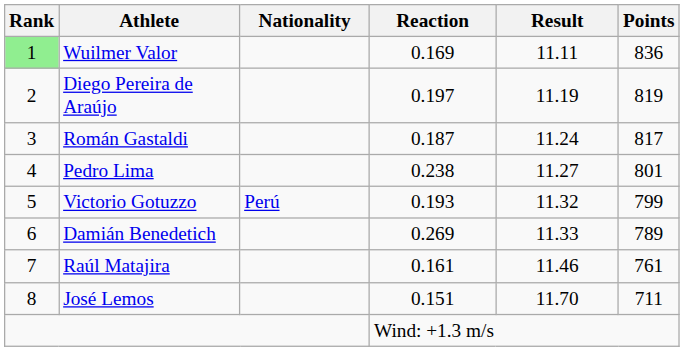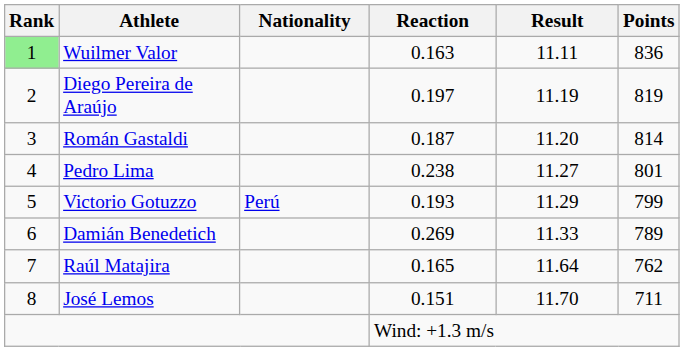(433, 52) 0.169 -> (433, 52) 0.163
(557, 138) 11.24 -> (557, 138) 11.20
(649, 138) 817 -> (649, 138) 814
(557, 202) 11.32 -> (557, 202) 11.29
(433, 266) 0.161 -> (433, 266) 0.165
(557, 266) 11.46 -> (557, 266) 11.64
(649, 266) 761 -> (649, 266) 762
